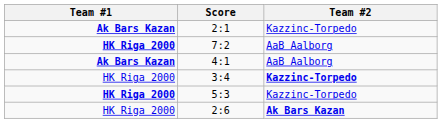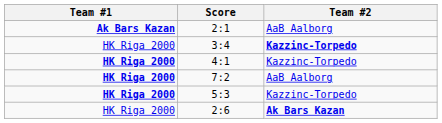(311, 29) Kazzinc-Torpedo -> (299, 29) AaB Aalborg
rows swapped: (221, 45) <-> (221, 78)
(136, 61) Ak Bars Kazan -> (139, 61) HK Riga 2000
(299, 61) AaB Aalborg -> (311, 61) Kazzinc-Torpedo
